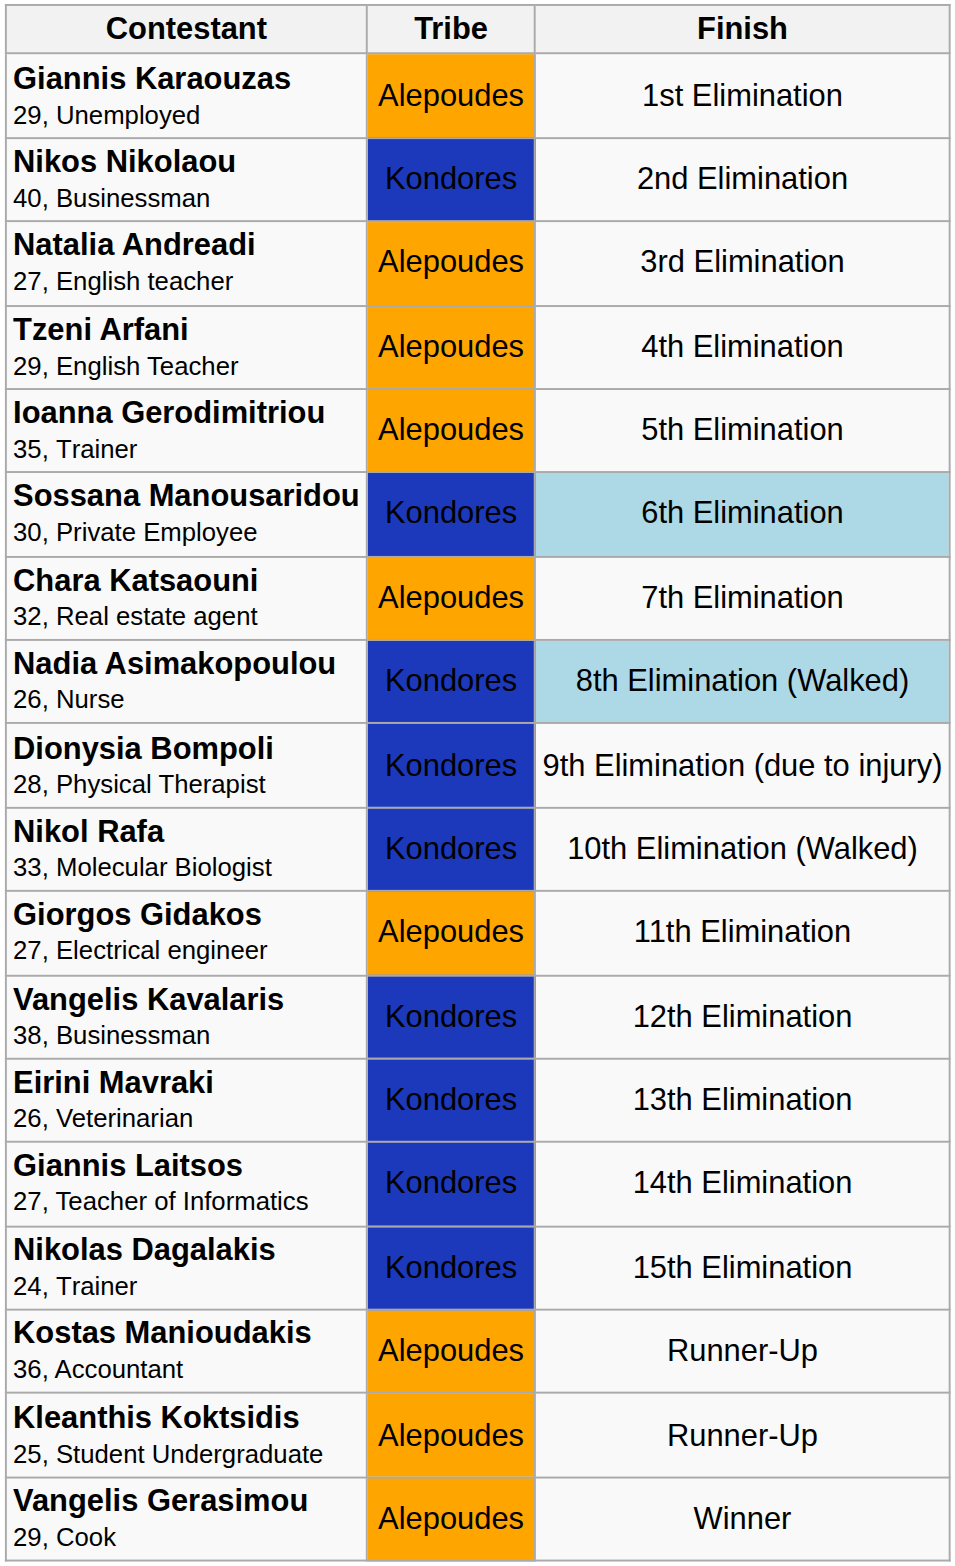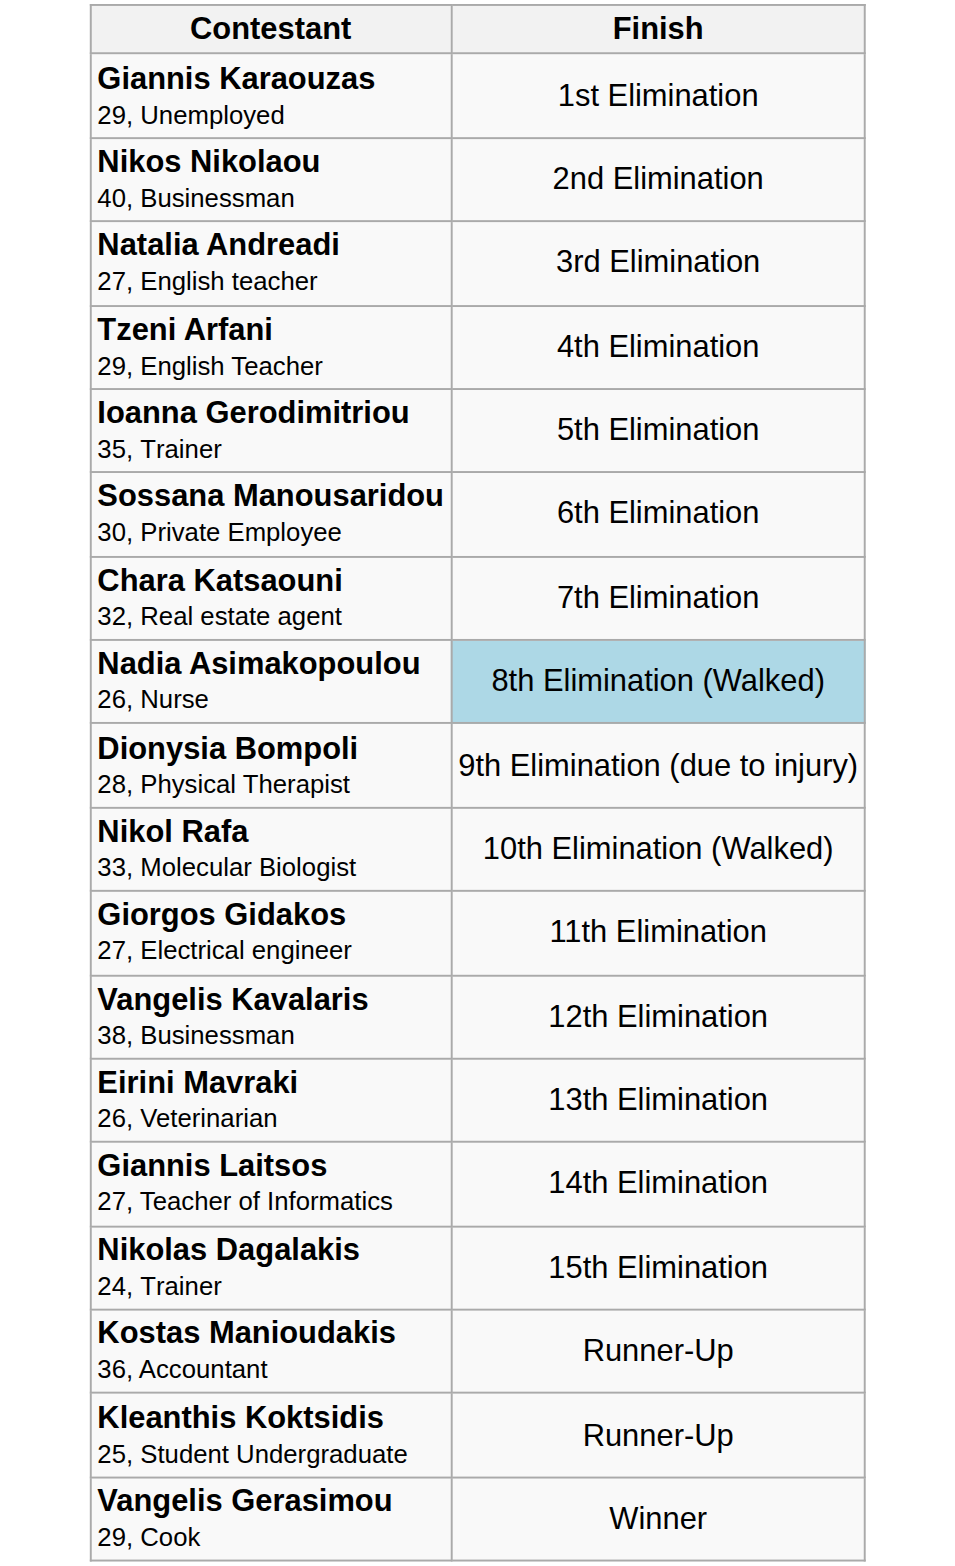- column: (451, 28)
(742, 513) lightblue background -> (658, 513) no background
